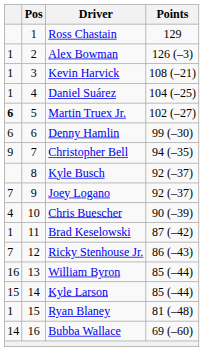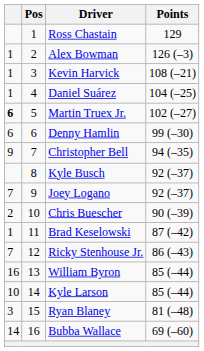(10, 212) 4 -> (10, 212) 2
(13, 291) 15 -> (13, 291) 10
(10, 311) 1 -> (10, 311) 3
